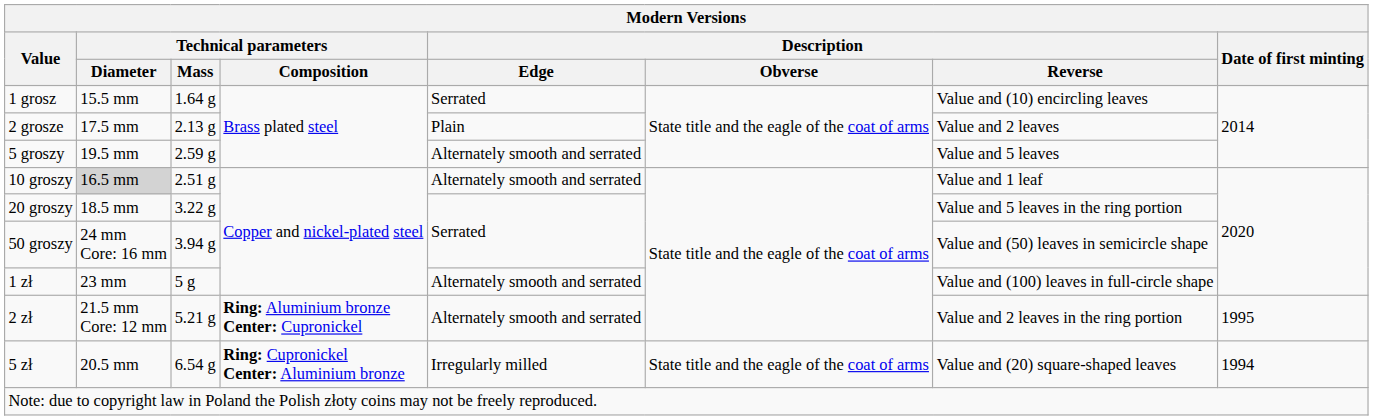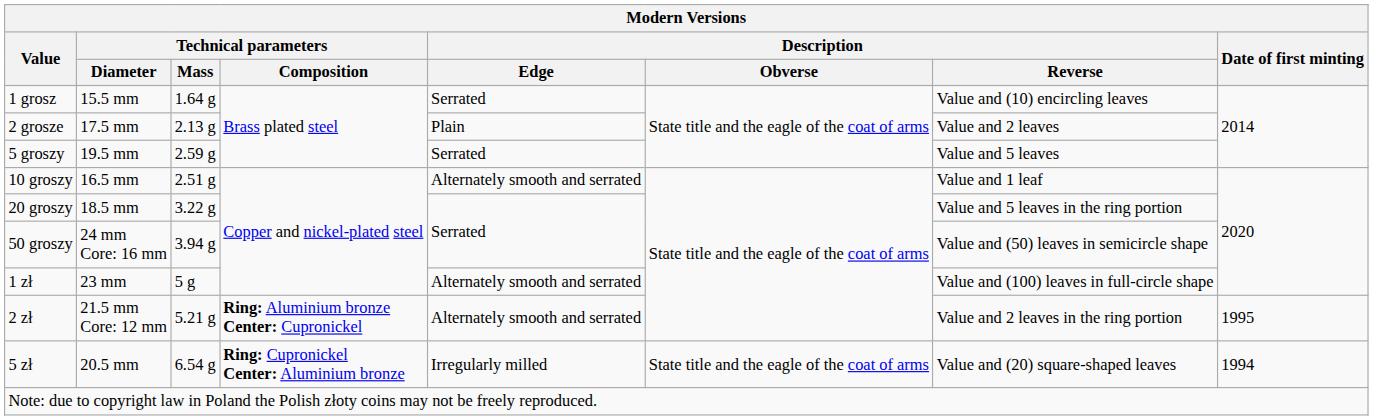(536, 153) Alternately smooth and serrated -> (458, 153) Serrated
(110, 180) lightgrey background -> (110, 180) no background
